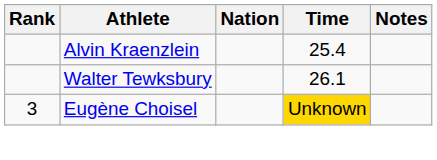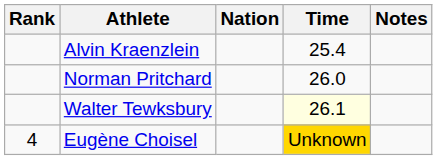+ row: (138, 79)
(327, 79) no background -> (327, 109) lightyellow background
(32, 109) 3 -> (32, 139) 4
